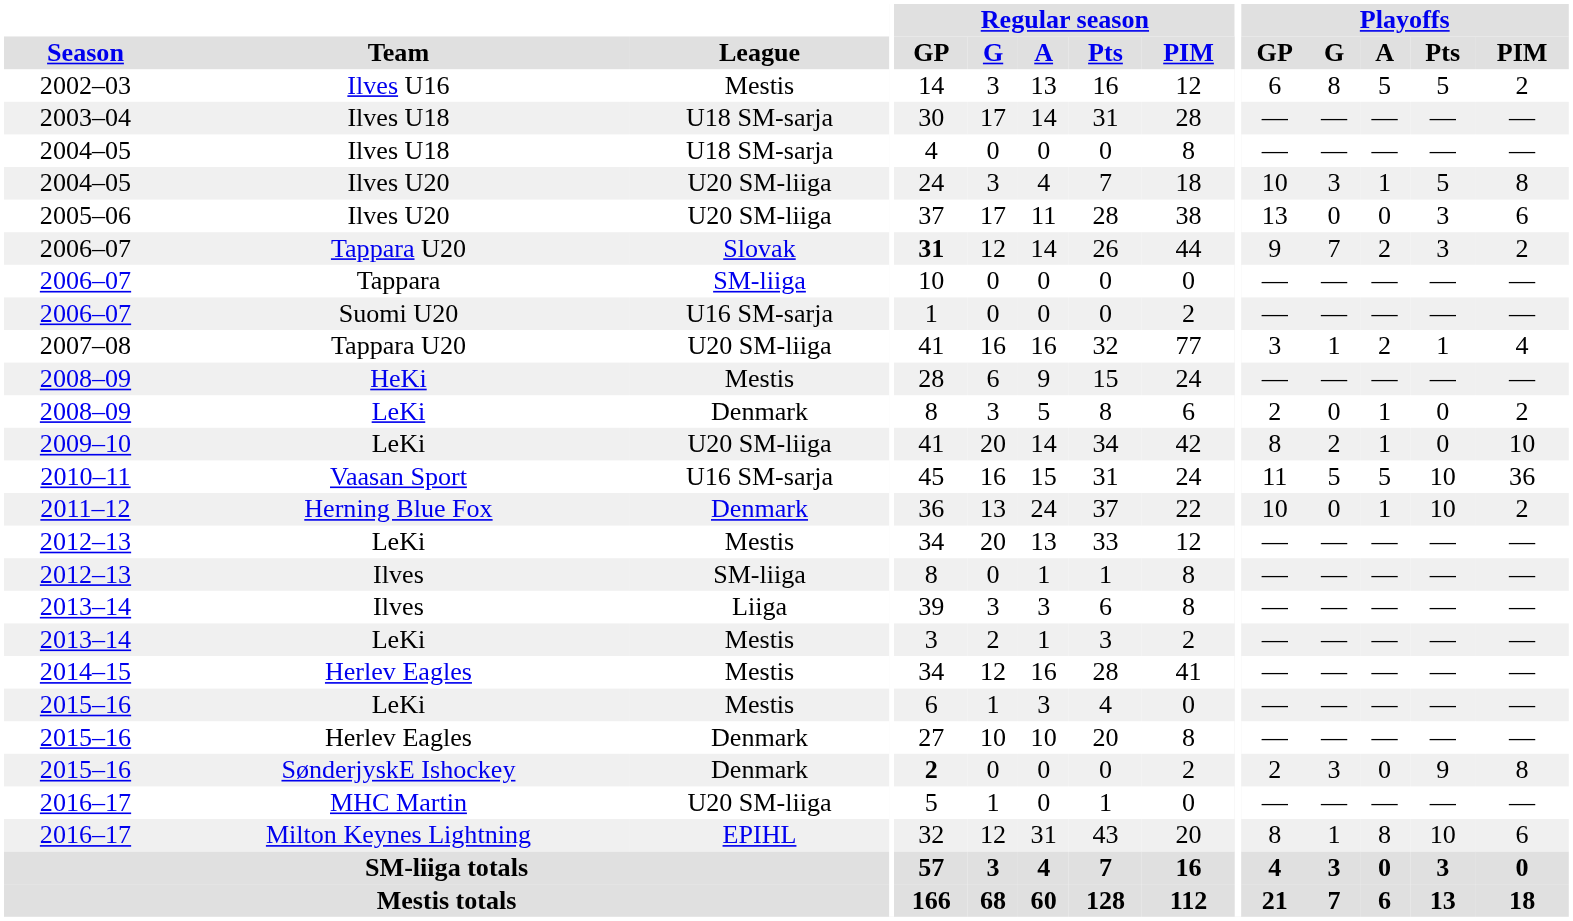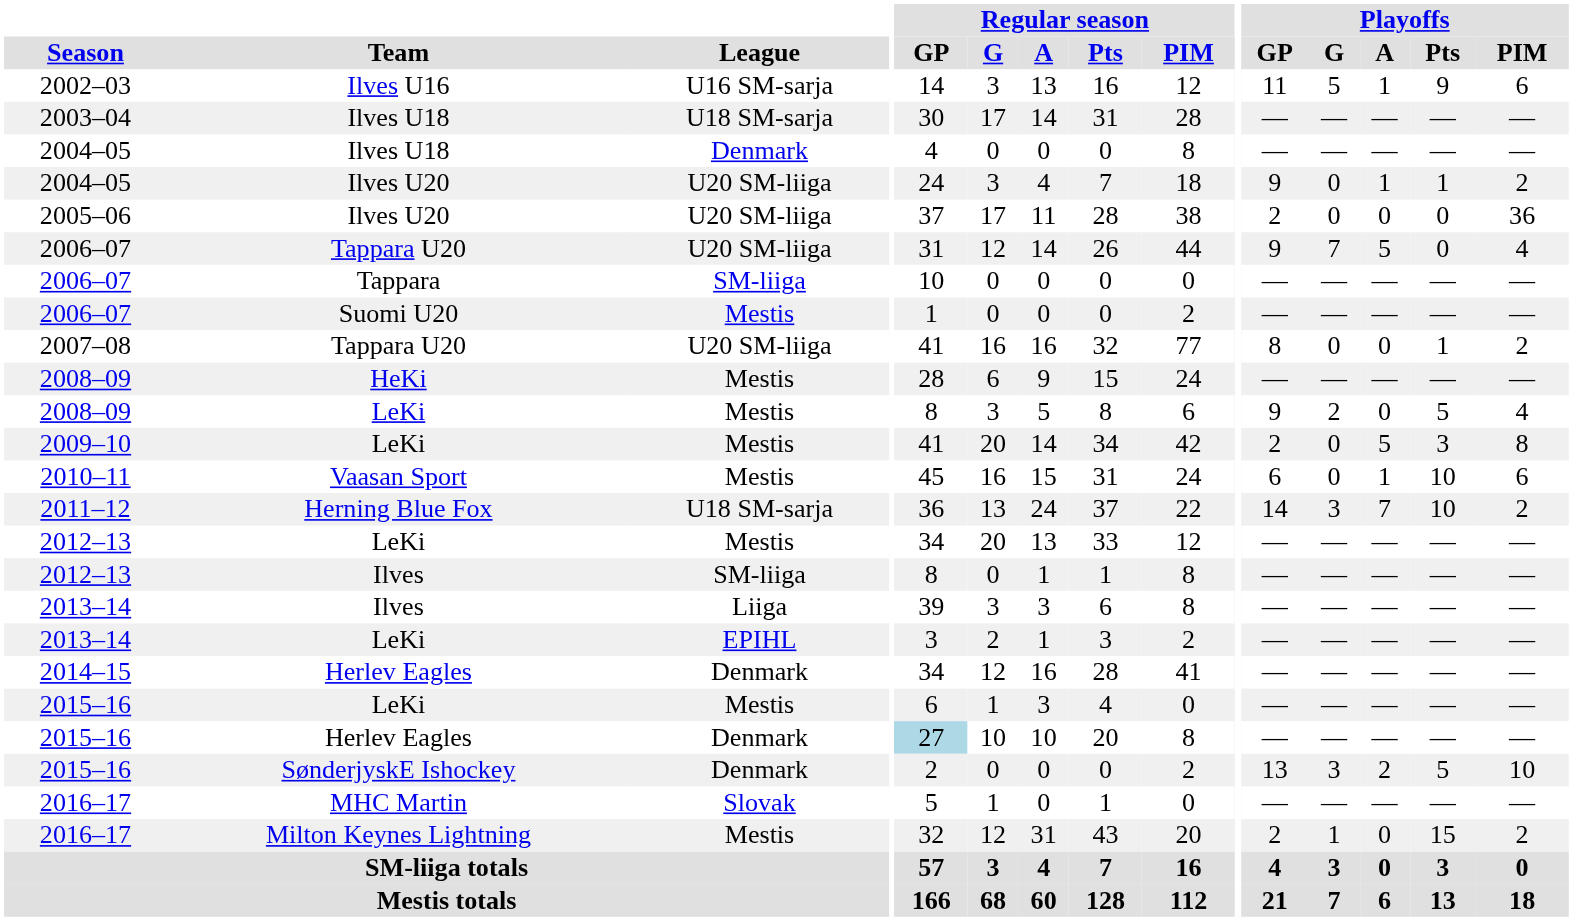(759, 85) Mestis -> (760, 85) U16 SM-sarja
(1275, 85) 6 -> (1275, 85) 11
(1334, 85) 8 -> (1334, 85) 5
(1385, 85) 5 -> (1385, 85) 1
(1443, 85) 5 -> (1443, 85) 9
(1522, 85) 2 -> (1522, 85) 6
(760, 150) U18 SM-sarja -> (760, 150) Denmark
(1275, 182) 10 -> (1275, 182) 9
(1334, 182) 3 -> (1334, 182) 0
(1443, 182) 5 -> (1443, 182) 1
(1522, 182) 8 -> (1522, 182) 2
(1275, 215) 13 -> (1275, 215) 2
(1443, 215) 3 -> (1443, 215) 0
(1522, 215) 6 -> (1522, 215) 36
(759, 248) Slovak -> (759, 248) U20 SM-liiga
(931, 248) bold -> (931, 248) normal
(1385, 248) 2 -> (1385, 248) 5
(1443, 248) 3 -> (1443, 248) 0
(1522, 248) 2 -> (1522, 248) 4
(760, 313) U16 SM-sarja -> (759, 313) Mestis
(1275, 345) 3 -> (1275, 345) 8
(1334, 345) 1 -> (1334, 345) 0
(1385, 345) 2 -> (1385, 345) 0
(1522, 345) 4 -> (1522, 345) 2
(760, 411) Denmark -> (759, 411) Mestis
(1275, 411) 2 -> (1275, 411) 9
(1334, 411) 0 -> (1334, 411) 2
(1385, 411) 1 -> (1385, 411) 0
(1443, 411) 0 -> (1443, 411) 5
(1522, 411) 2 -> (1522, 411) 4
(759, 443) U20 SM-liiga -> (759, 443) Mestis
(1275, 443) 8 -> (1275, 443) 2
(1334, 443) 2 -> (1334, 443) 0
(1385, 443) 1 -> (1385, 443) 5
(1443, 443) 0 -> (1443, 443) 3
(1522, 443) 10 -> (1522, 443) 8
(760, 476) U16 SM-sarja -> (759, 476) Mestis
(1275, 476) 11 -> (1275, 476) 6
(1334, 476) 5 -> (1334, 476) 0
(1385, 476) 5 -> (1385, 476) 1
(1522, 476) 36 -> (1522, 476) 6
(760, 508) Denmark -> (760, 508) U18 SM-sarja
(1275, 508) 10 -> (1275, 508) 14
(1334, 508) 0 -> (1334, 508) 3
(1385, 508) 1 -> (1385, 508) 7
(759, 639) Mestis -> (759, 639) EPIHL
(759, 671) Mestis -> (760, 671) Denmark
(931, 737) no background -> (931, 737) lightblue background
(931, 769) bold -> (931, 769) normal
(1275, 769) 2 -> (1275, 769) 13
(1385, 769) 0 -> (1385, 769) 2
(1443, 769) 9 -> (1443, 769) 5
(1522, 769) 8 -> (1522, 769) 10
(759, 802) U20 SM-liiga -> (759, 802) Slovak
(759, 834) EPIHL -> (759, 834) Mestis
(1275, 834) 8 -> (1275, 834) 2
(1385, 834) 8 -> (1385, 834) 0
(1443, 834) 10 -> (1443, 834) 15
(1522, 834) 6 -> (1522, 834) 2
